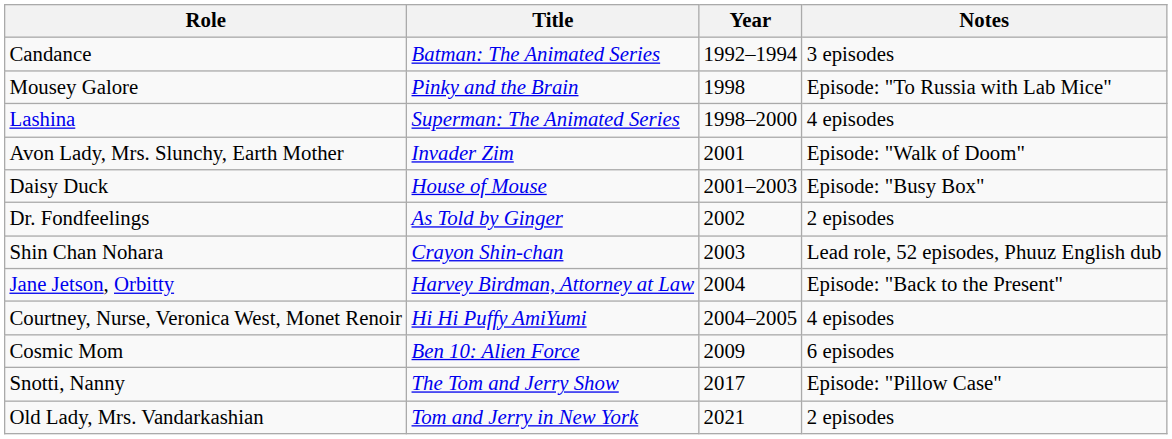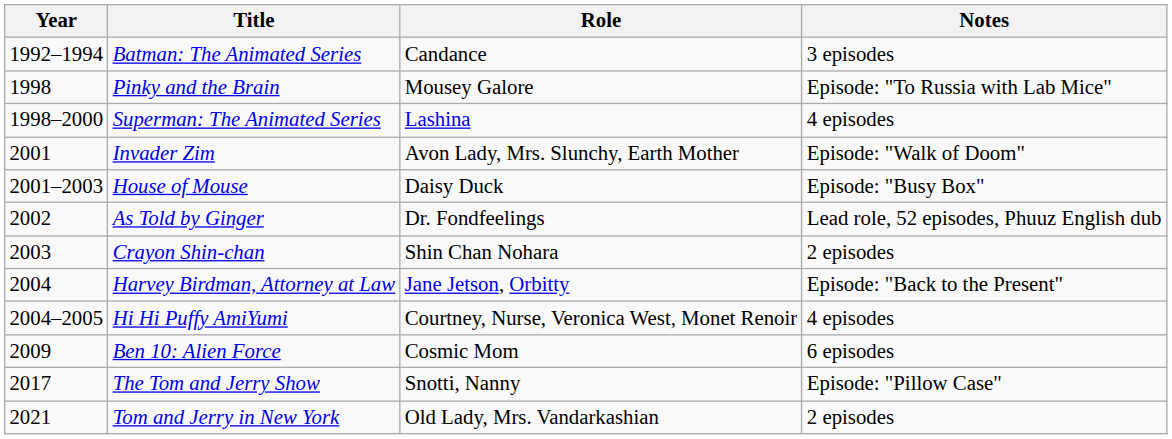columns swapped: (750, 20) <-> (206, 20)
(850, 218) 2 episodes -> (984, 218) Lead role, 52 episodes, Phuuz English dub
(984, 251) Lead role, 52 episodes, Phuuz English dub -> (850, 251) 2 episodes
